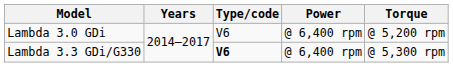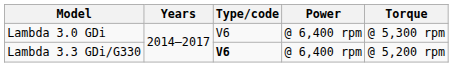(406, 33) @ 5,200 rpm -> (406, 33) @ 5,300 rpm
(406, 52) @ 5,300 rpm -> (406, 52) @ 5,200 rpm
